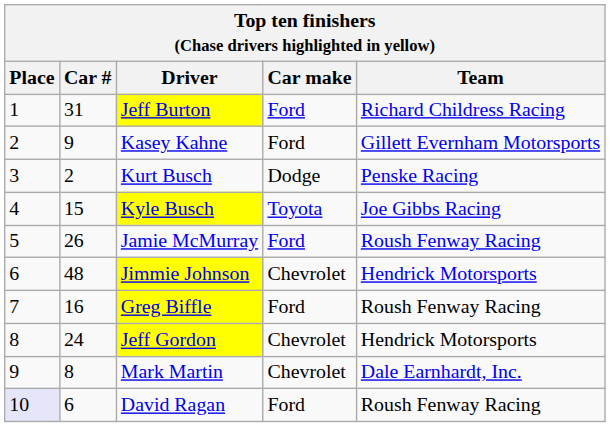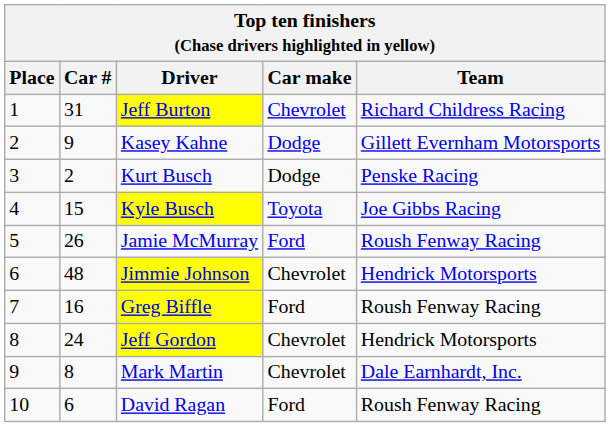(286, 110) Ford -> (307, 110) Chevrolet
(286, 143) Ford -> (294, 143) Dodge
(19, 405) lavender background -> (19, 405) no background
